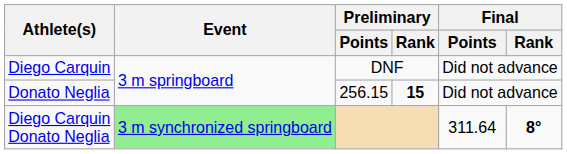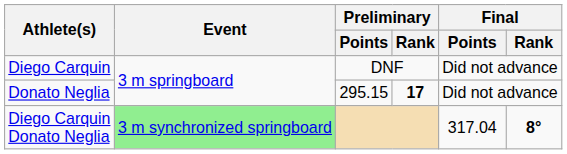(364, 93) 256.15 -> (364, 93) 295.15
(415, 93) 15 -> (415, 93) 17
(472, 127) 311.64 -> (472, 127) 317.04
